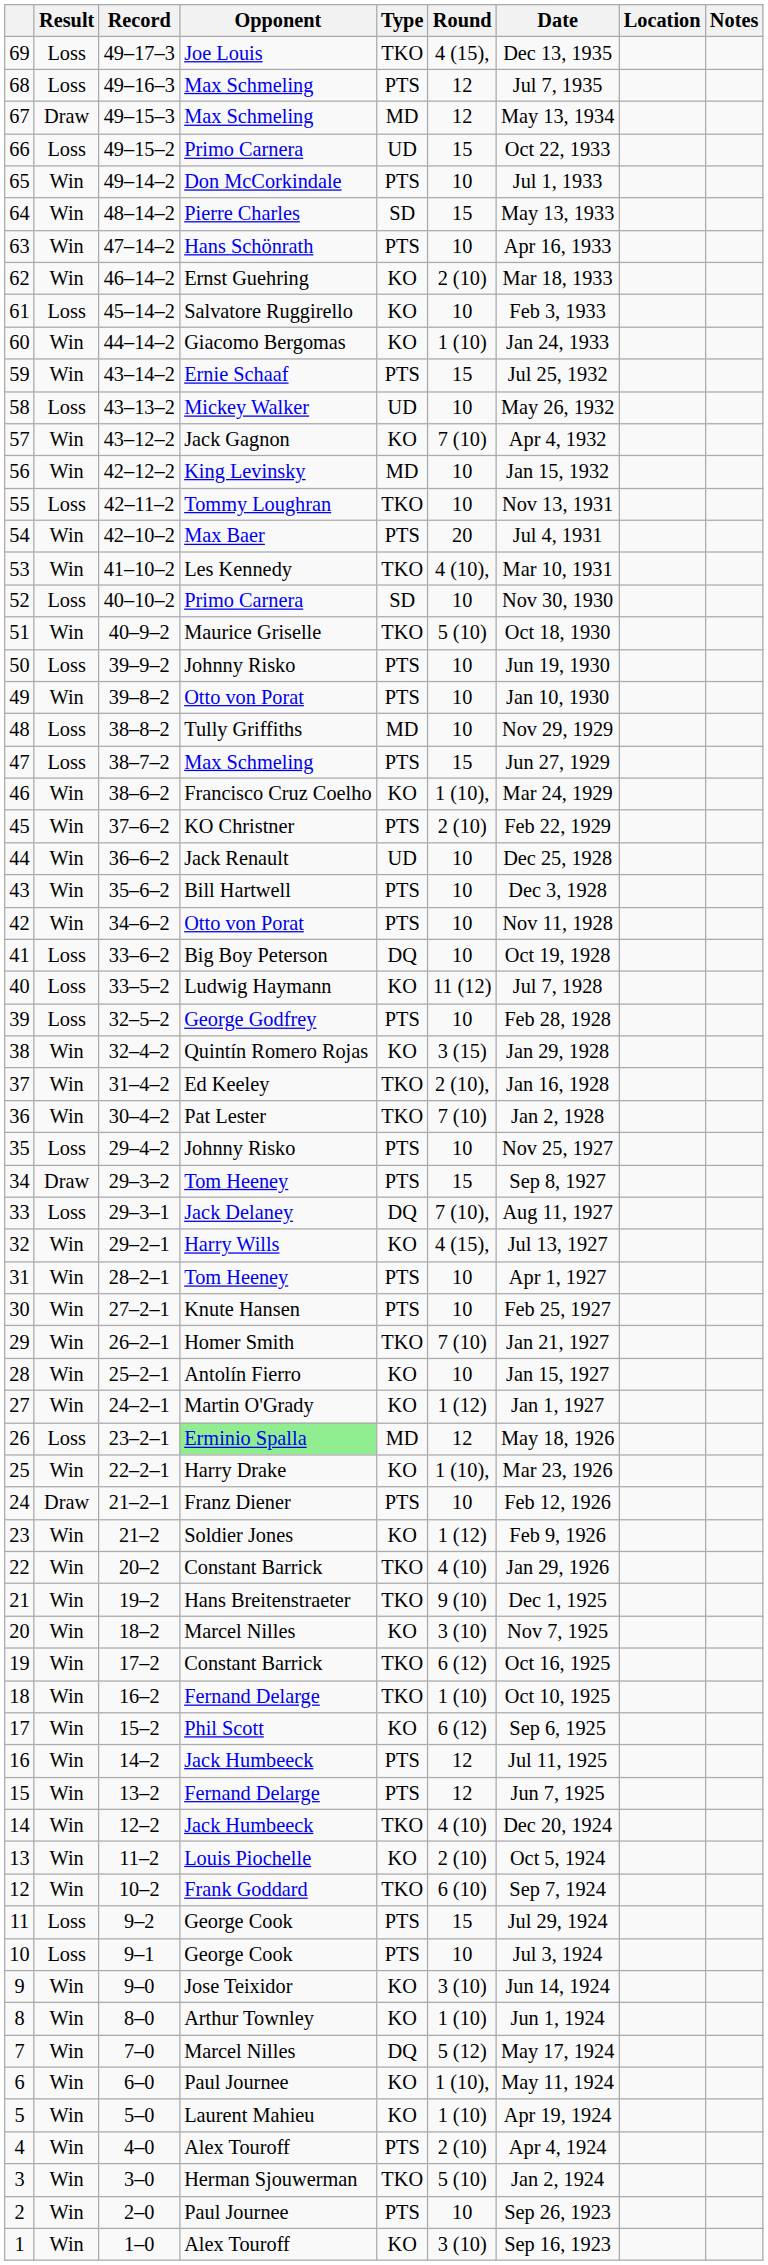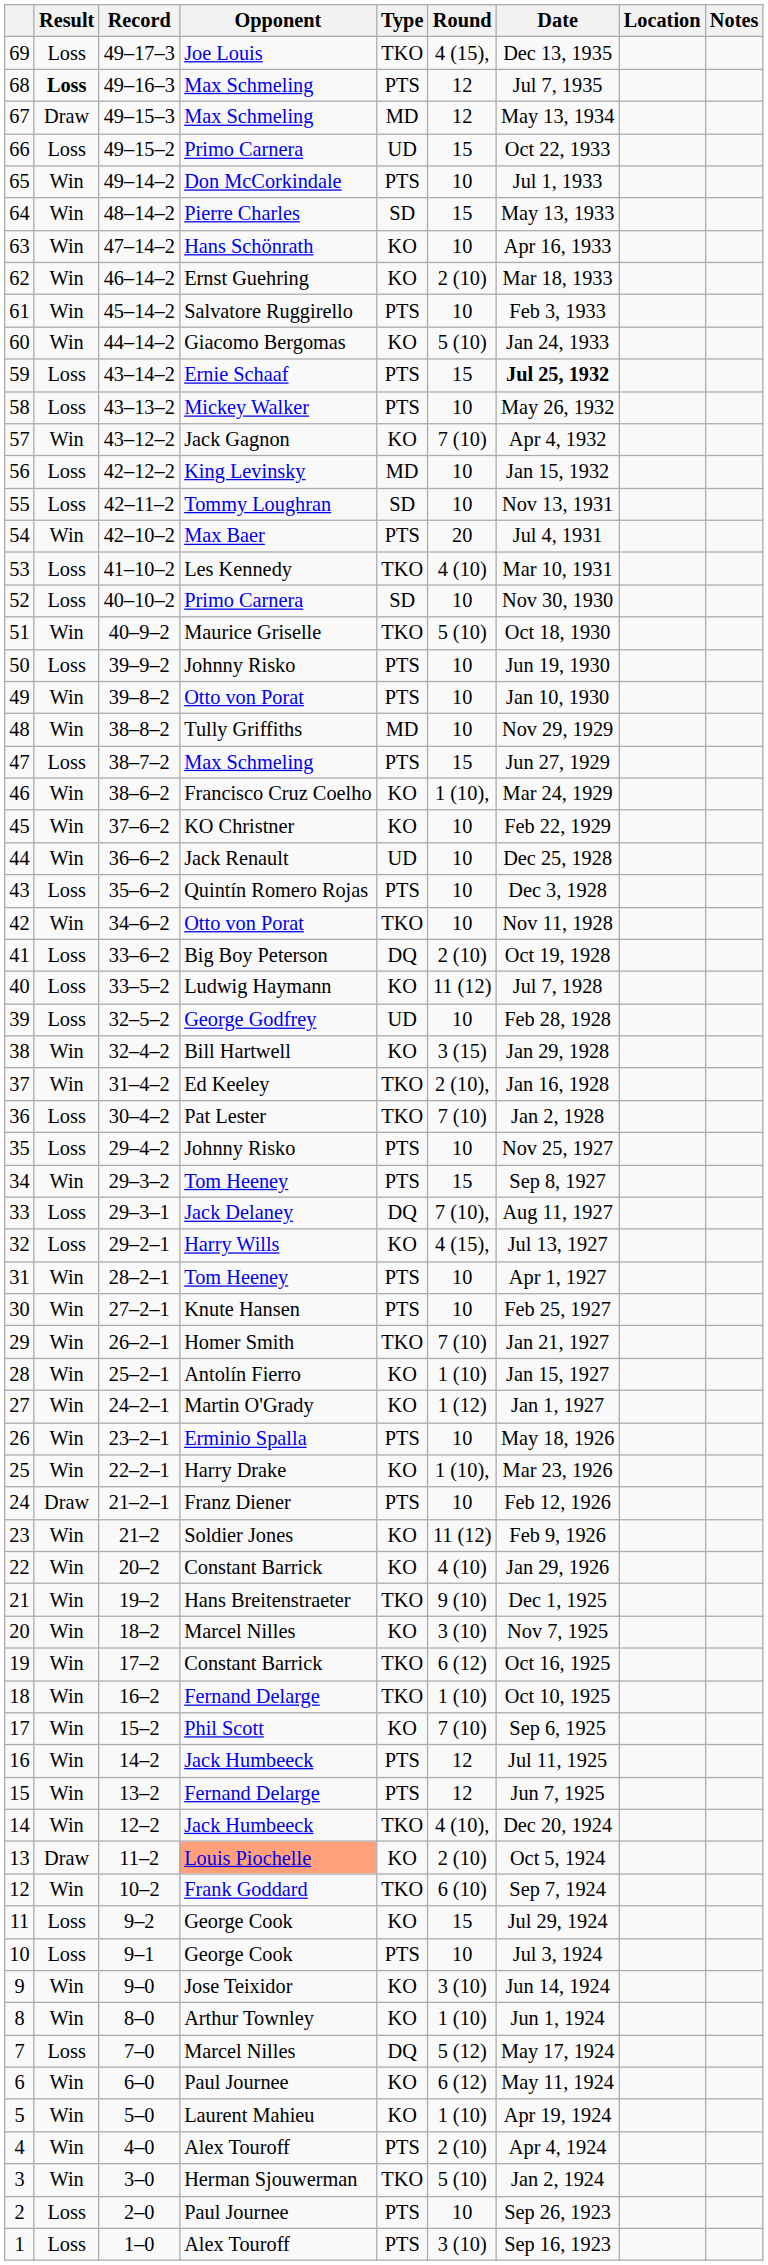(67, 85) normal -> (67, 85) bold
(402, 246) PTS -> (402, 246) KO
(67, 310) Loss -> (67, 310) Win
(402, 310) KO -> (402, 310) PTS
(462, 342) 1 (10) -> (462, 342) 5 (10)
(67, 375) Win -> (67, 375) Loss
(558, 375) normal -> (558, 375) bold
(402, 407) UD -> (402, 407) PTS
(67, 471) Win -> (67, 471) Loss
(402, 504) TKO -> (402, 504) SD
(67, 568) Win -> (67, 568) Loss
(462, 568) 4 (10), -> (462, 568) 4 (10)
(67, 729) Loss -> (67, 729) Win
(402, 826) PTS -> (402, 826) KO
(462, 826) 2 (10) -> (462, 826) 10
(67, 890) Win -> (67, 890) Loss
(238, 890) Bill Hartwell -> (276, 890) Quintín Romero Rojas
(402, 922) PTS -> (402, 922) TKO
(462, 955) 10 -> (462, 955) 2 (10)
(402, 1019) PTS -> (402, 1019) UD
(276, 1051) Quintín Romero Rojas -> (238, 1051) Bill Hartwell
(67, 1116) Win -> (67, 1116) Loss
(67, 1180) Draw -> (67, 1180) Win
(67, 1245) Win -> (67, 1245) Loss
(462, 1374) 10 -> (462, 1374) 1 (10)
(67, 1438) Loss -> (67, 1438) Win
(245, 1438) lightgreen background -> (245, 1438) no background
(402, 1438) MD -> (402, 1438) PTS
(462, 1438) 12 -> (462, 1438) 10
(462, 1535) 1 (12) -> (462, 1535) 11 (12)
(402, 1567) TKO -> (402, 1567) KO
(462, 1728) 6 (12) -> (462, 1728) 7 (10)
(462, 1825) 4 (10) -> (462, 1825) 4 (10),
(67, 1857) Win -> (67, 1857) Draw
(248, 1857) no background -> (248, 1857) lightsalmon background
(402, 1921) PTS -> (402, 1921) KO
(67, 2050) Win -> (67, 2050) Loss
(462, 2083) 1 (10), -> (462, 2083) 6 (12)
(67, 2211) Win -> (67, 2211) Loss
(67, 2244) Win -> (67, 2244) Loss
(402, 2244) KO -> (402, 2244) PTS
